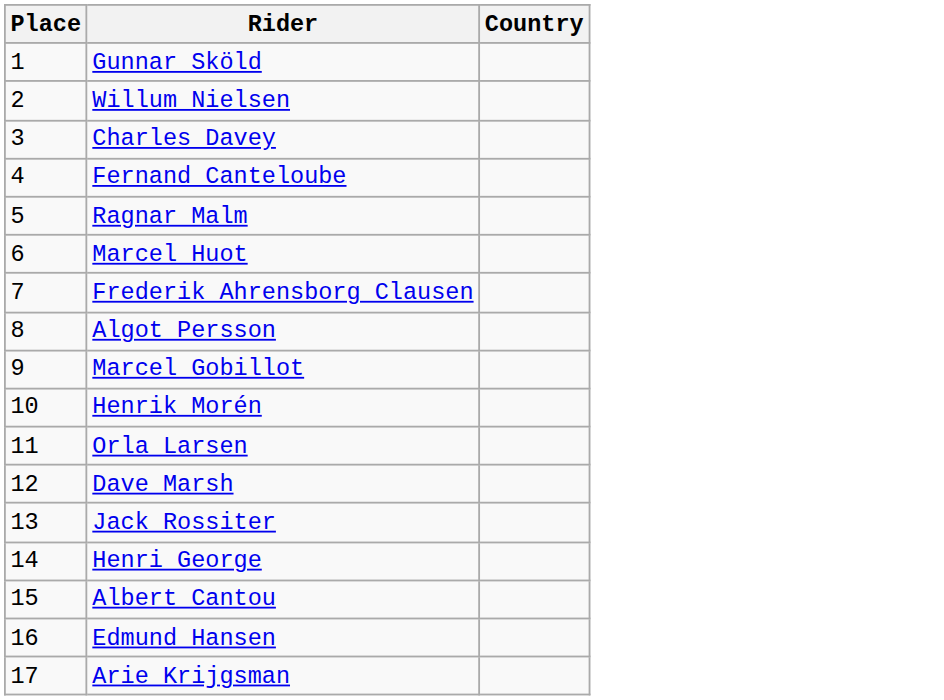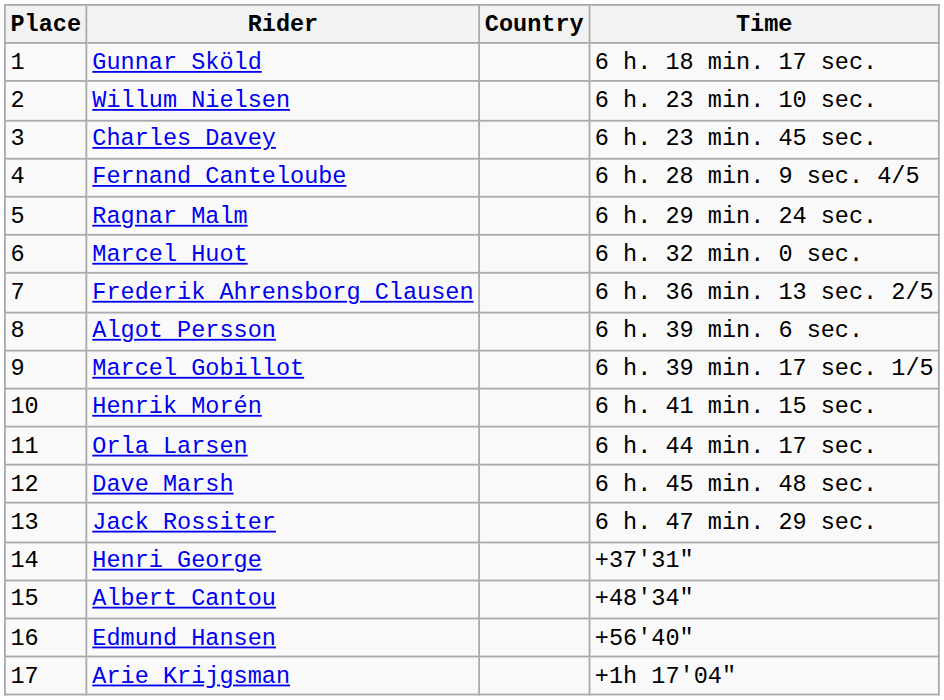+ column: (764, 24)
